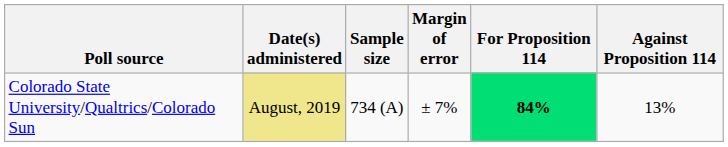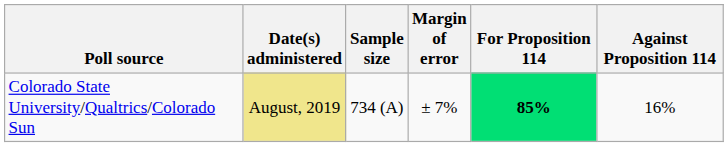(534, 107) 84% -> (534, 107) 85%
(660, 107) 13% -> (660, 107) 16%
